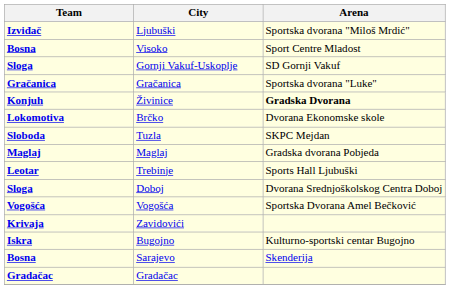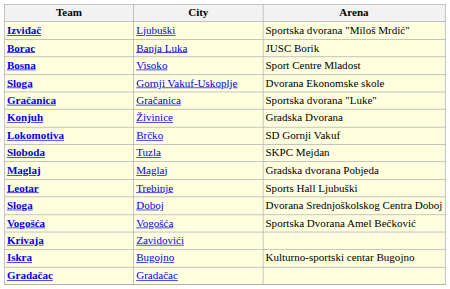+ row: (162, 48)
(303, 65) SD Gornji Vakuf -> (325, 83) Dvorana Ekonomske skole
(308, 100) bold -> (304, 118) normal
(325, 118) Dvorana Ekonomske skole -> (303, 135) SD Gornji Vakuf
- row: (155, 258)
